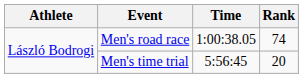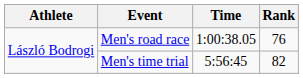(279, 39) 74 -> (279, 39) 76
(279, 62) 20 -> (279, 62) 82
